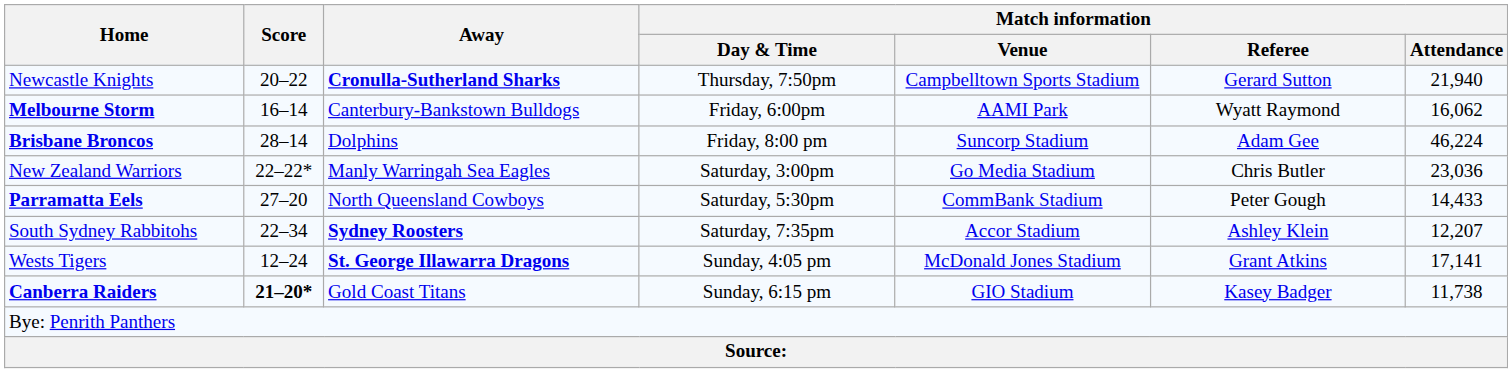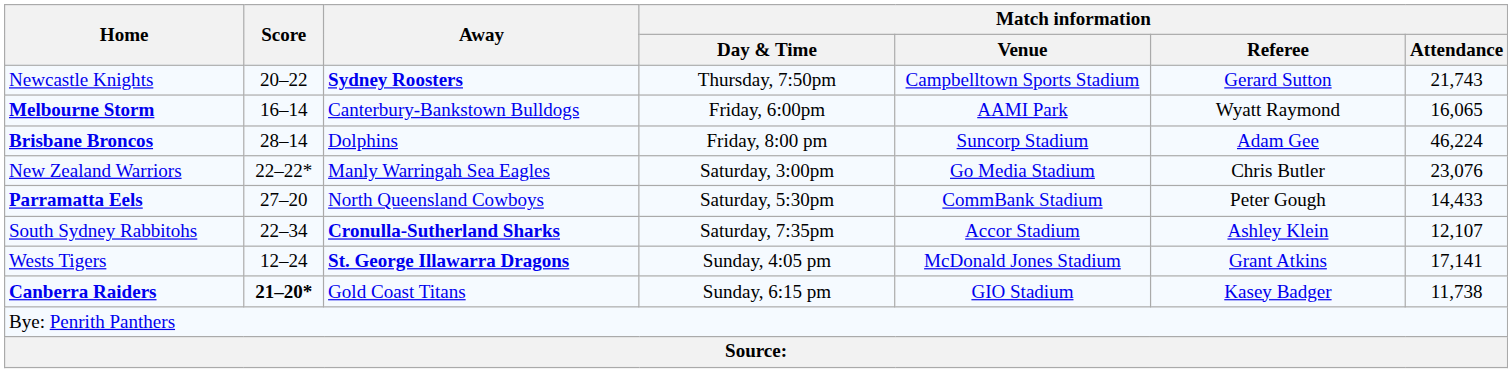(444, 79) Cronulla-Sutherland Sharks -> (396, 79) Sydney Roosters
(1457, 79) 21,940 -> (1457, 79) 21,743
(1457, 110) 16,062 -> (1457, 110) 16,065
(1457, 170) 23,036 -> (1457, 170) 23,076
(396, 230) Sydney Roosters -> (444, 230) Cronulla-Sutherland Sharks
(1457, 230) 12,207 -> (1457, 230) 12,107
